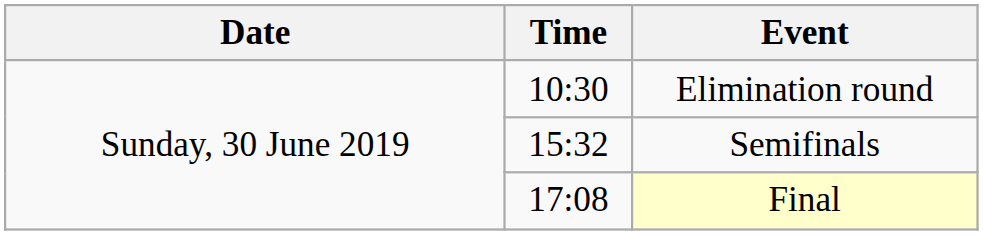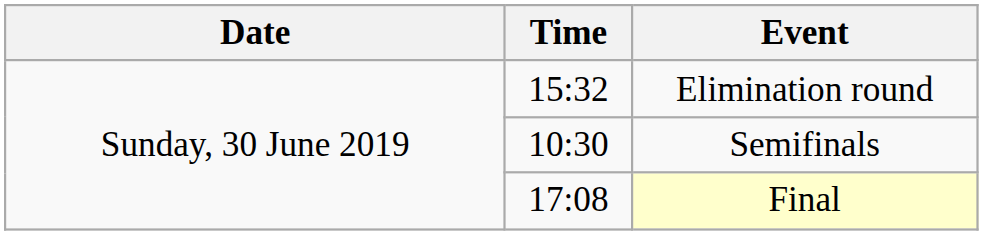(568, 88) 10:30 -> (568, 88) 15:32
(568, 144) 15:32 -> (568, 144) 10:30
